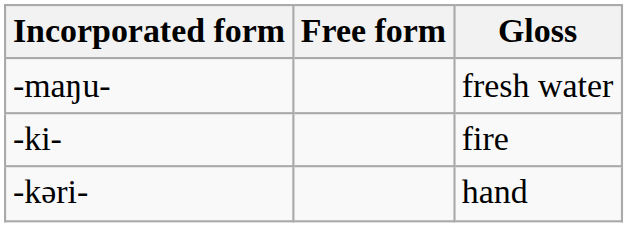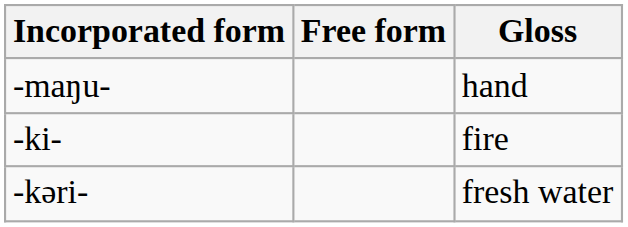(538, 85) fresh water -> (495, 85) hand
(495, 192) hand -> (538, 192) fresh water
